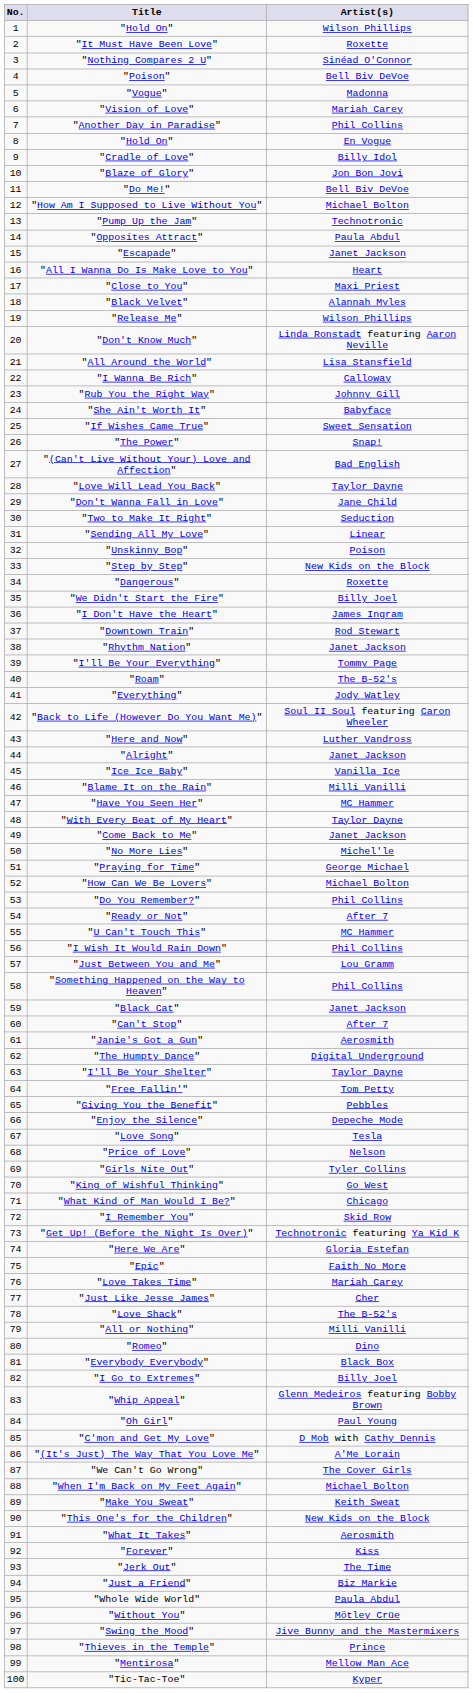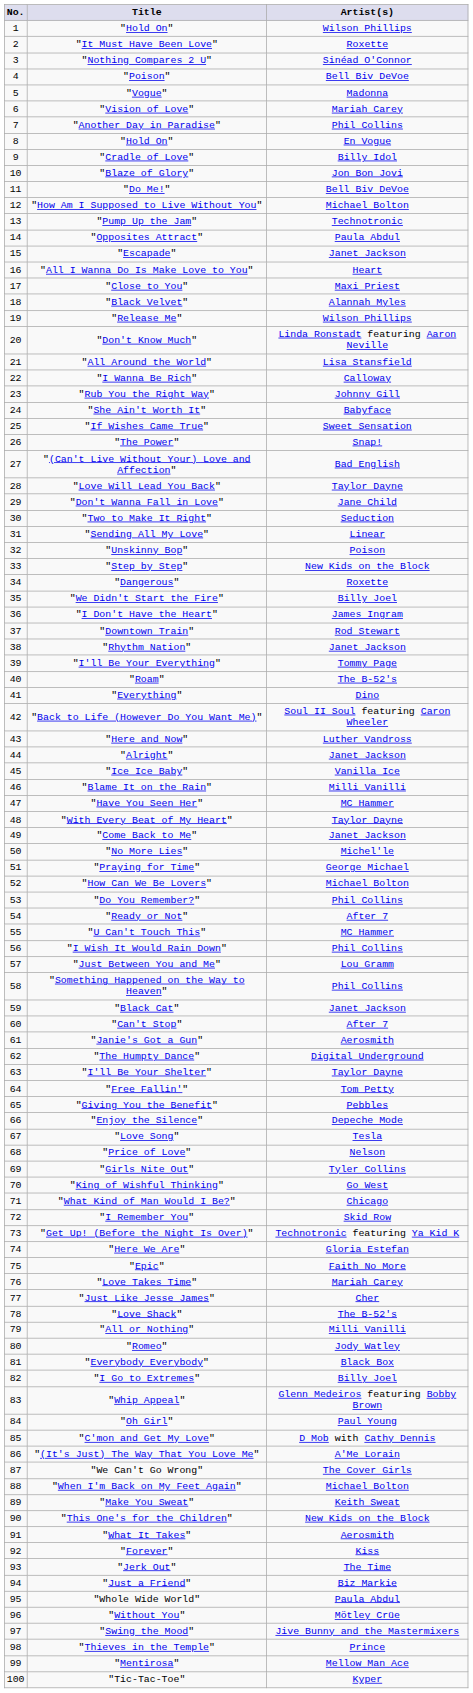(367, 695) Jody Watley -> (367, 695) Dino
(367, 1346) Dino -> (367, 1346) Jody Watley
